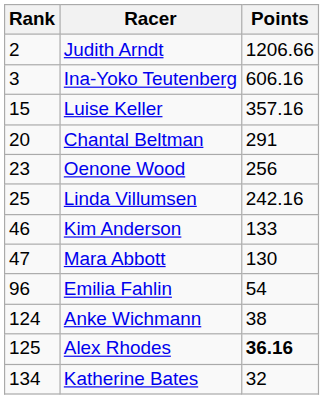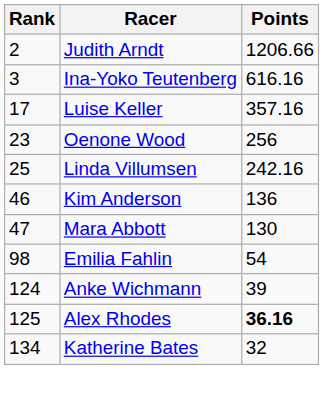(275, 79) 606.16 -> (275, 79) 616.16
(19, 109) 15 -> (19, 109) 17
- row: (134, 139)
(261, 229) 133 -> (261, 199) 136
(19, 288) 96 -> (19, 259) 98
(256, 318) 38 -> (256, 288) 39
